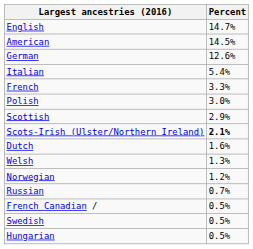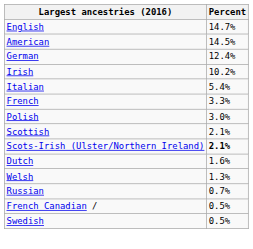(222, 56) 12.6% -> (222, 56) 12.4%
+ row: (20, 71)
(219, 116) 2.9% -> (219, 131) 2.1%
- row: (31, 176)
- row: (31, 236)
